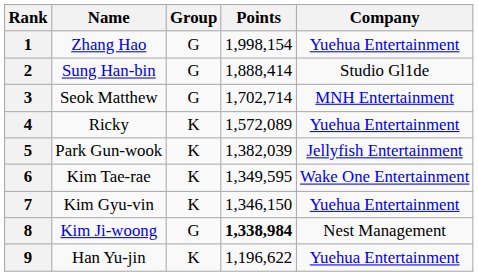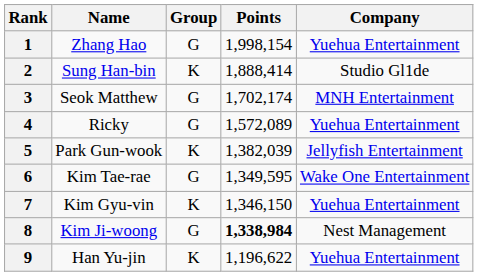(194, 71) G -> (194, 71) K
(259, 97) 1,702,714 -> (259, 97) 1,702,174
(194, 124) K -> (194, 124) G
(194, 177) K -> (194, 177) G
